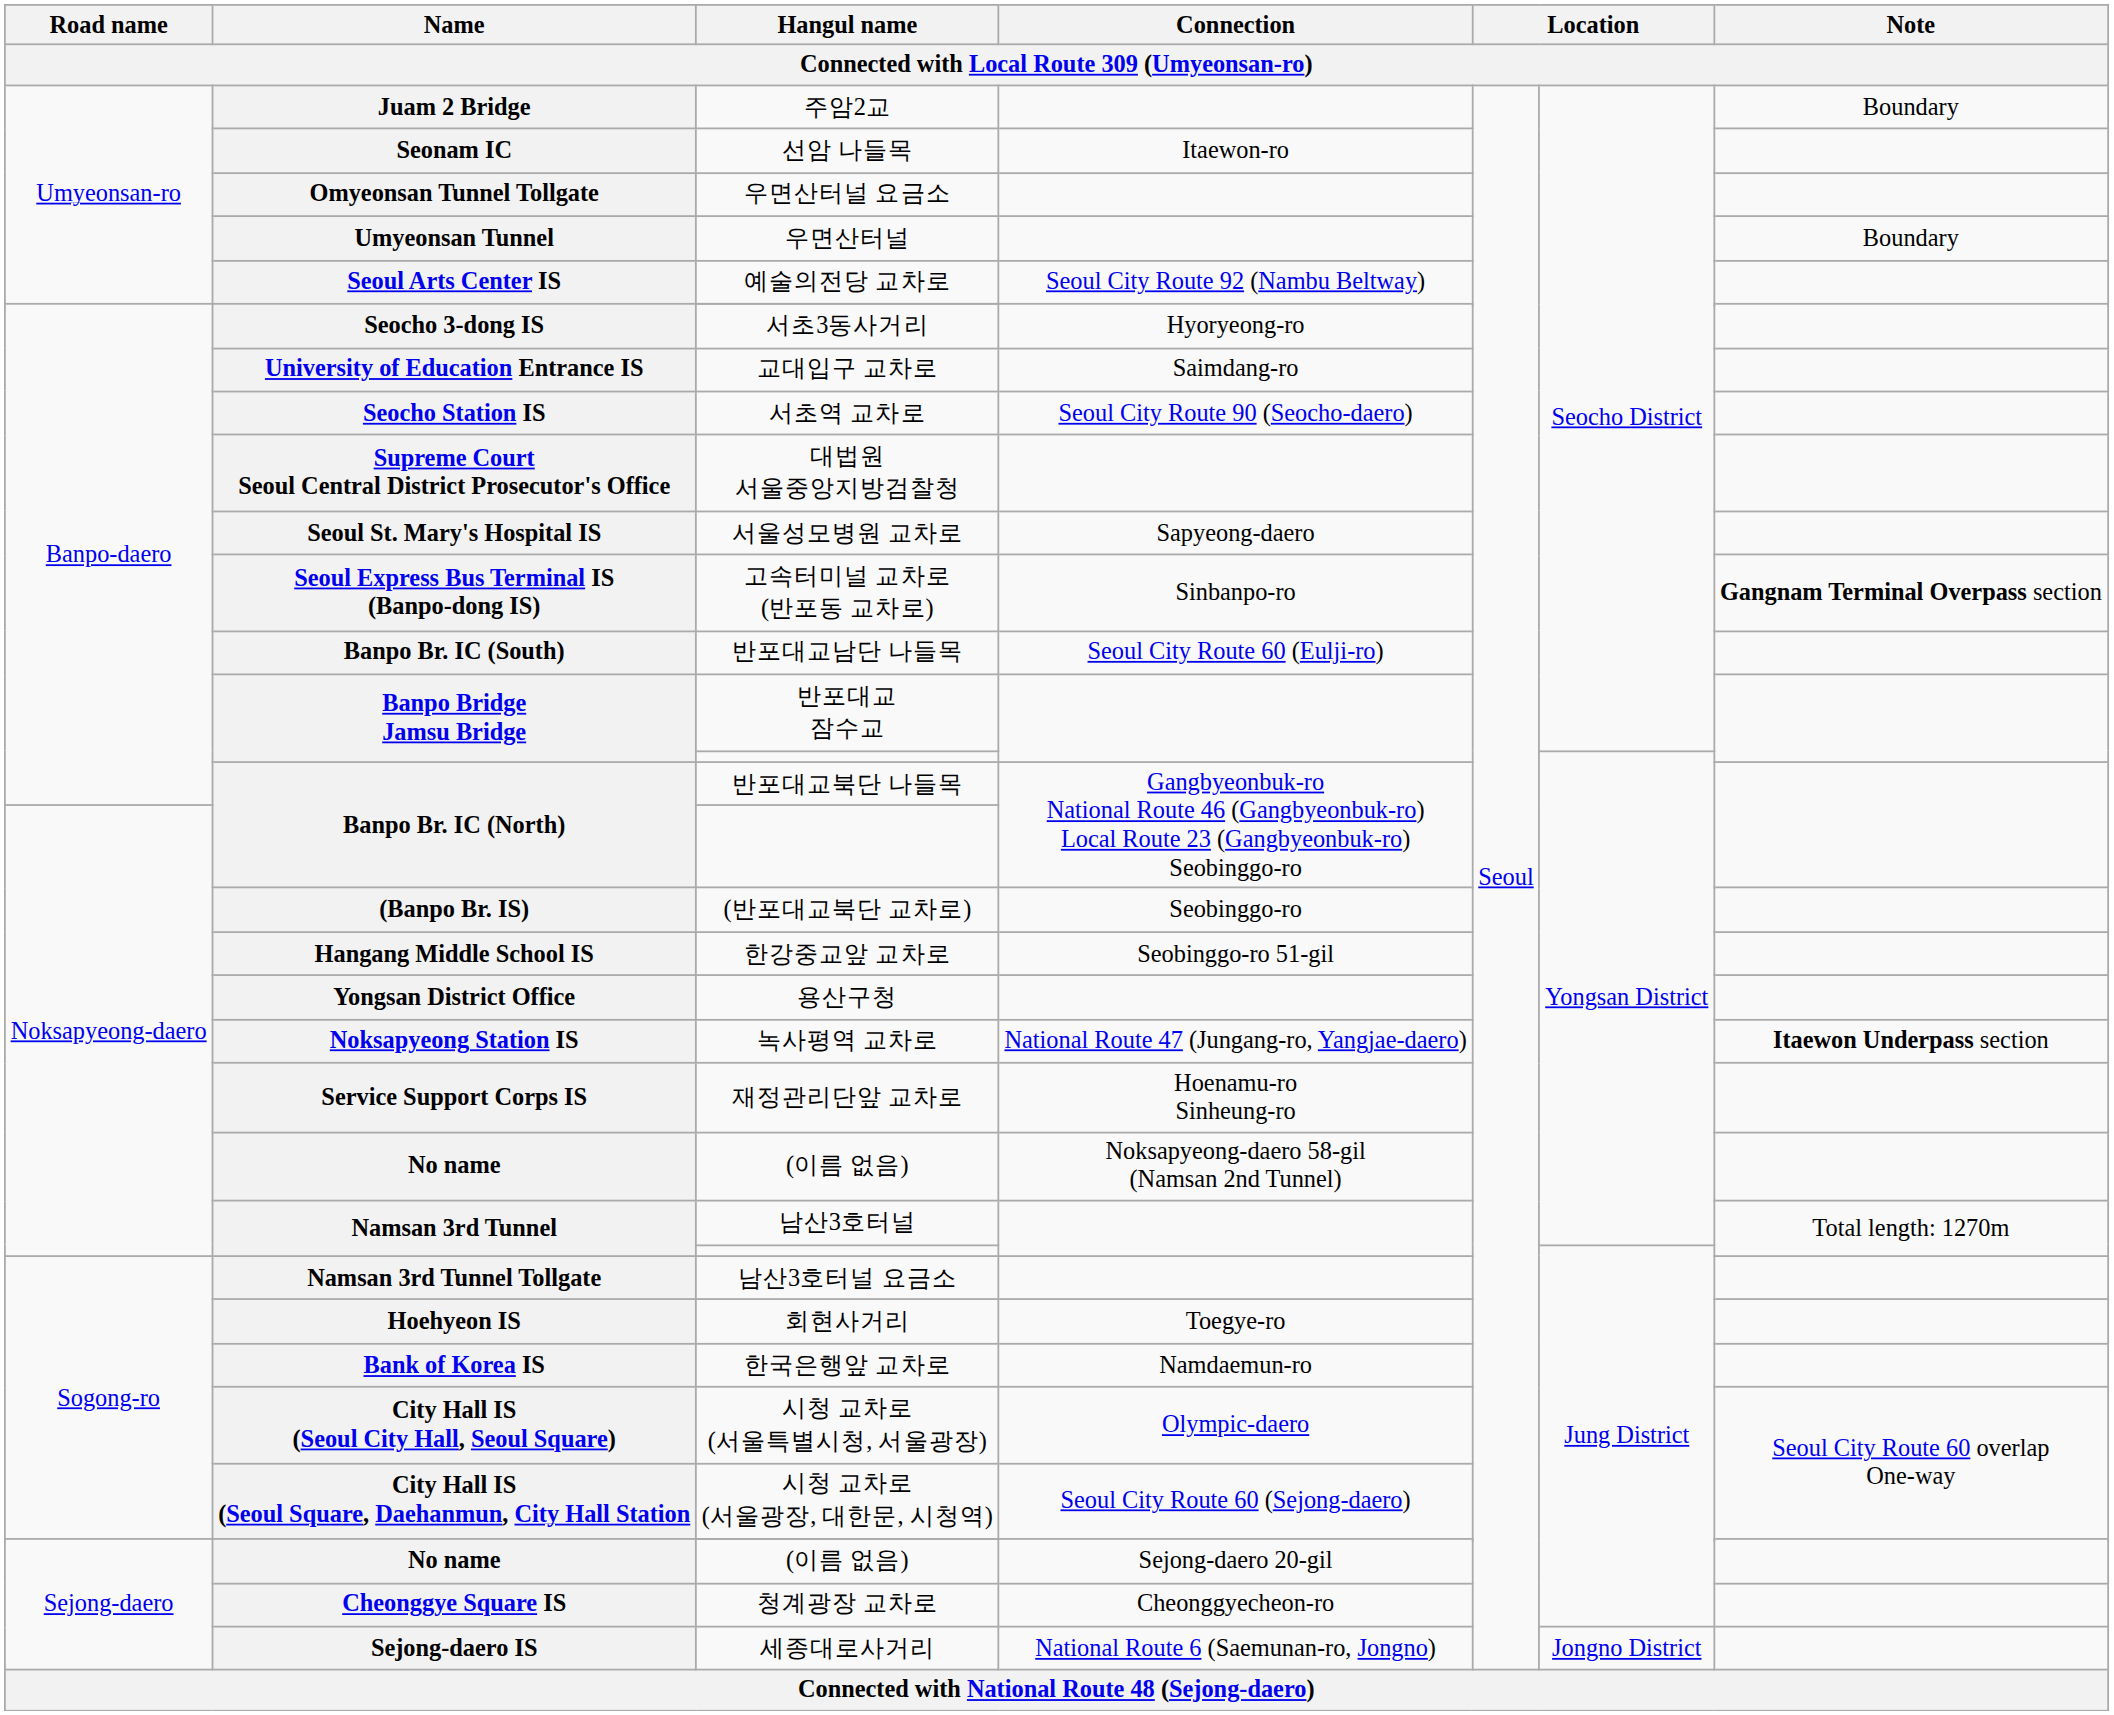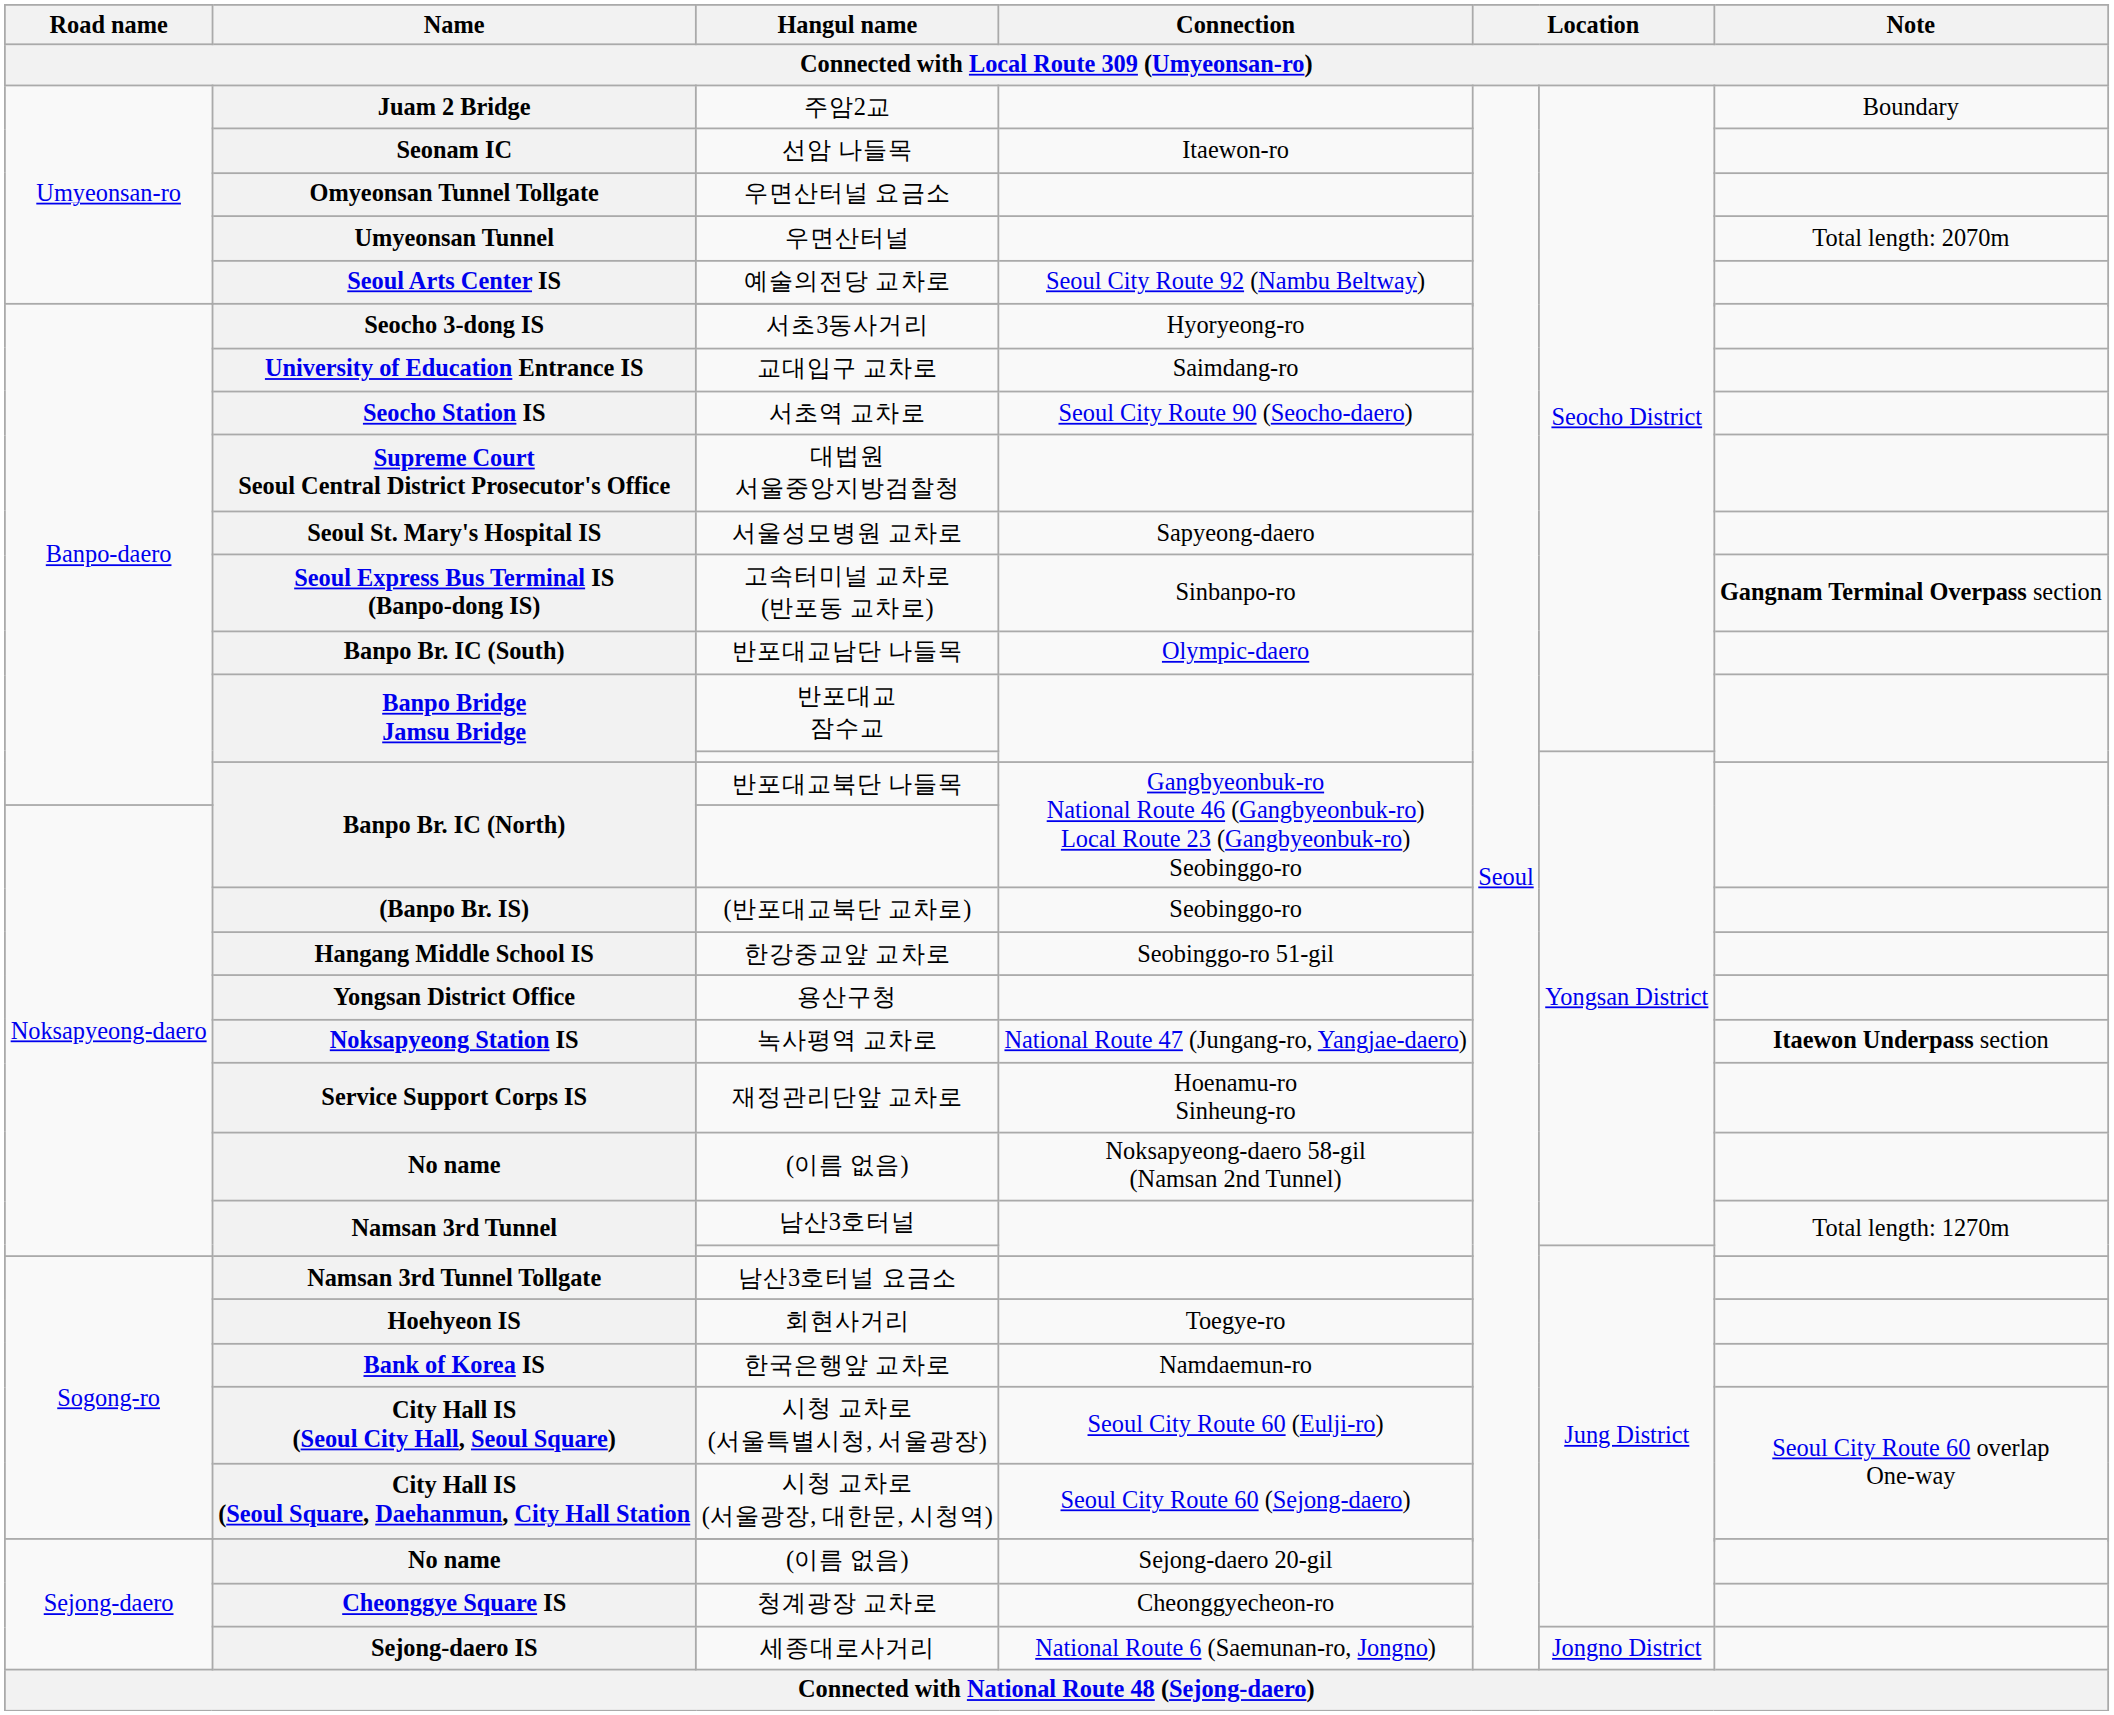(1911, 237) Boundary -> (1911, 237) Total length: 2070m
(1236, 651) Seoul City Route 60 (Eulji-ro) -> (1236, 651) Olympic-daero
(1236, 1424) Olympic-daero -> (1236, 1424) Seoul City Route 60 (Eulji-ro)
